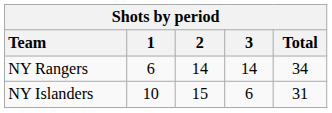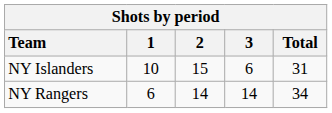rows swapped: (48, 68) <-> (51, 94)
